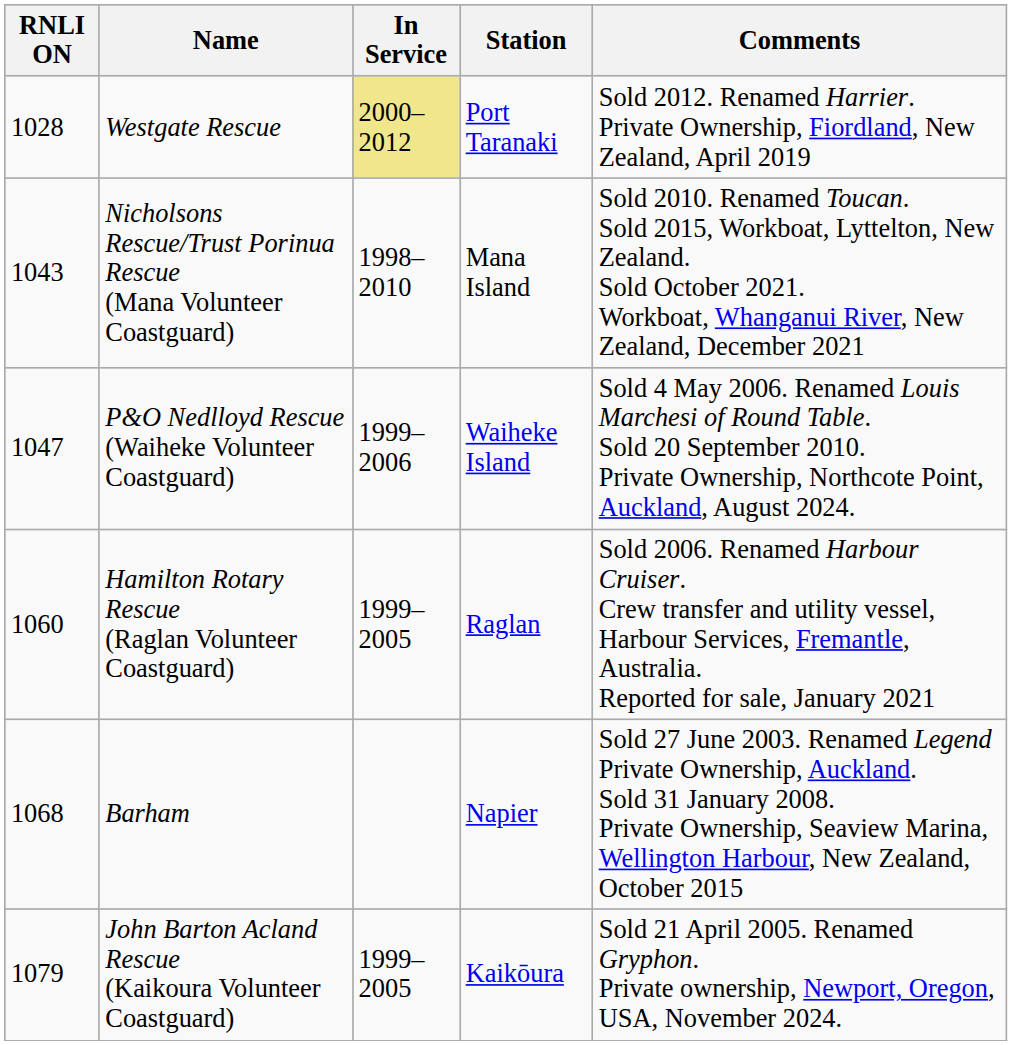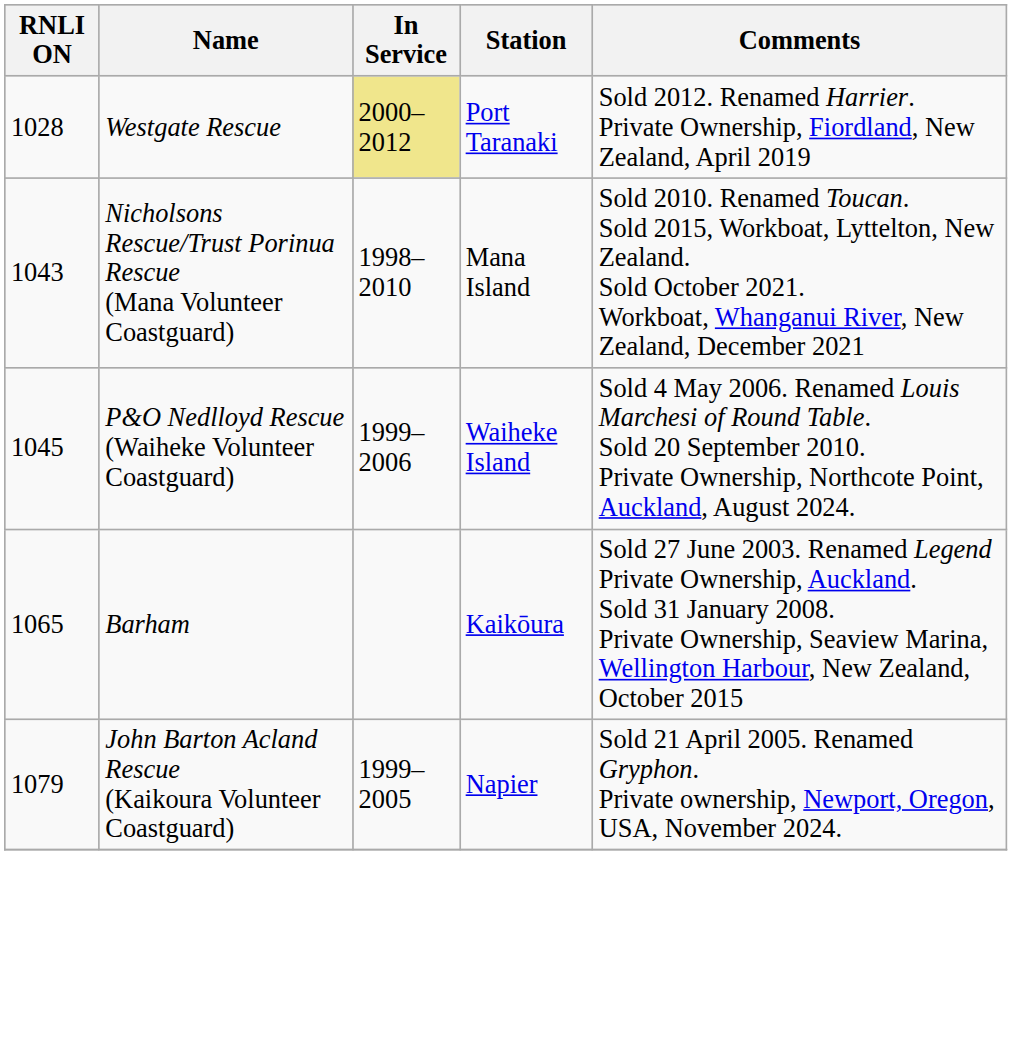(37, 448) 1047 -> (37, 448) 1045
- row: (201, 623)
(37, 813) 1068 -> (37, 623) 1065
(502, 813) Napier -> (515, 623) Kaikōura
(515, 974) Kaikōura -> (502, 784) Napier
